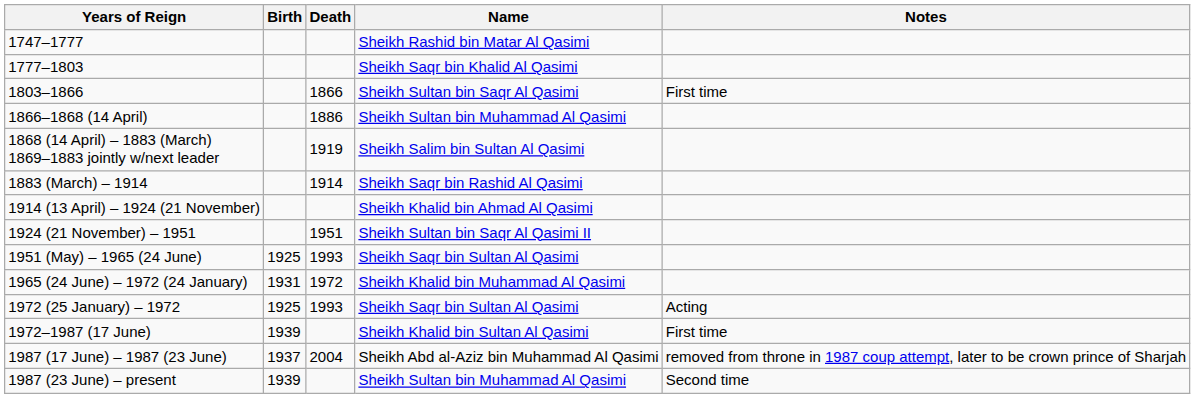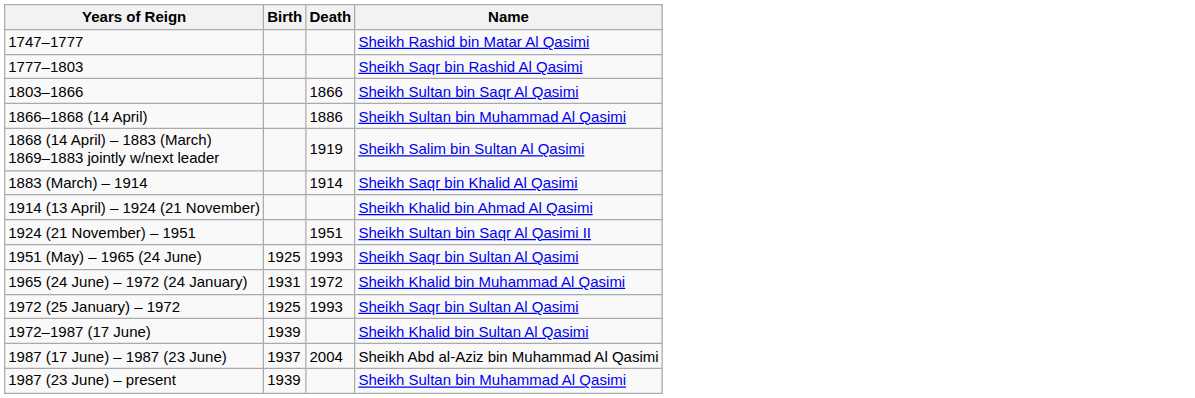- column: (926, 17)
(468, 66) Sheikh Saqr bin Khalid Al Qasimi -> (471, 66) Sheikh Saqr bin Rashid Al Qasimi
(471, 183) Sheikh Saqr bin Rashid Al Qasimi -> (468, 183) Sheikh Saqr bin Khalid Al Qasimi
